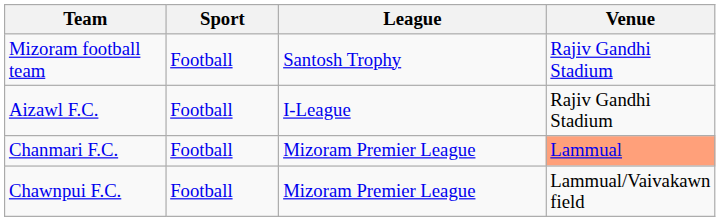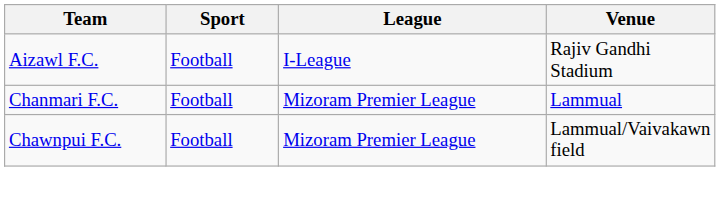- row: (75, 59)
(586, 150) lightsalmon background -> (586, 99) no background
